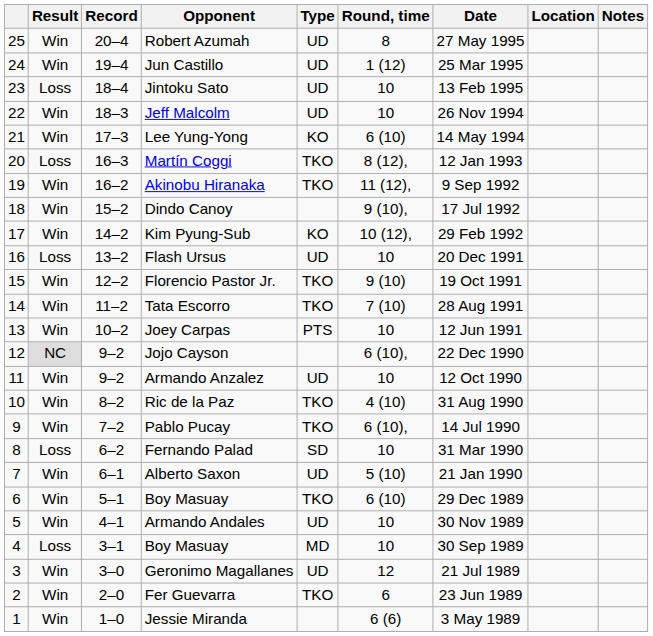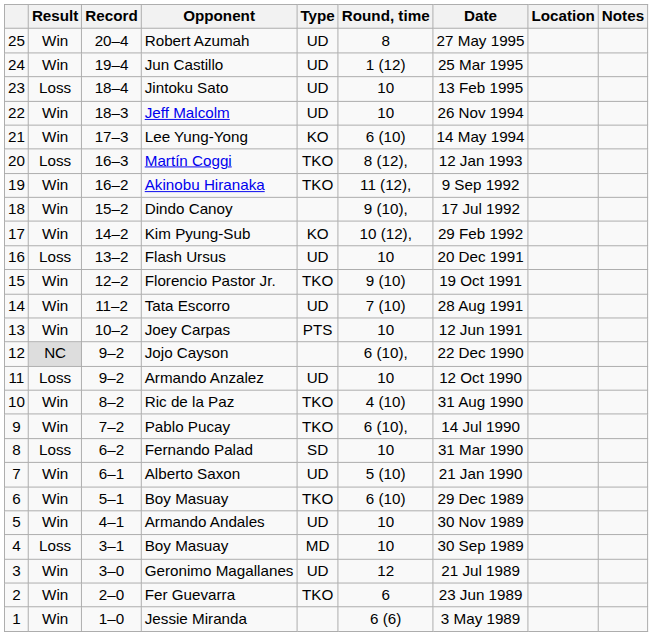(318, 305) TKO -> (318, 305) UD
(55, 378) Win -> (55, 378) Loss
